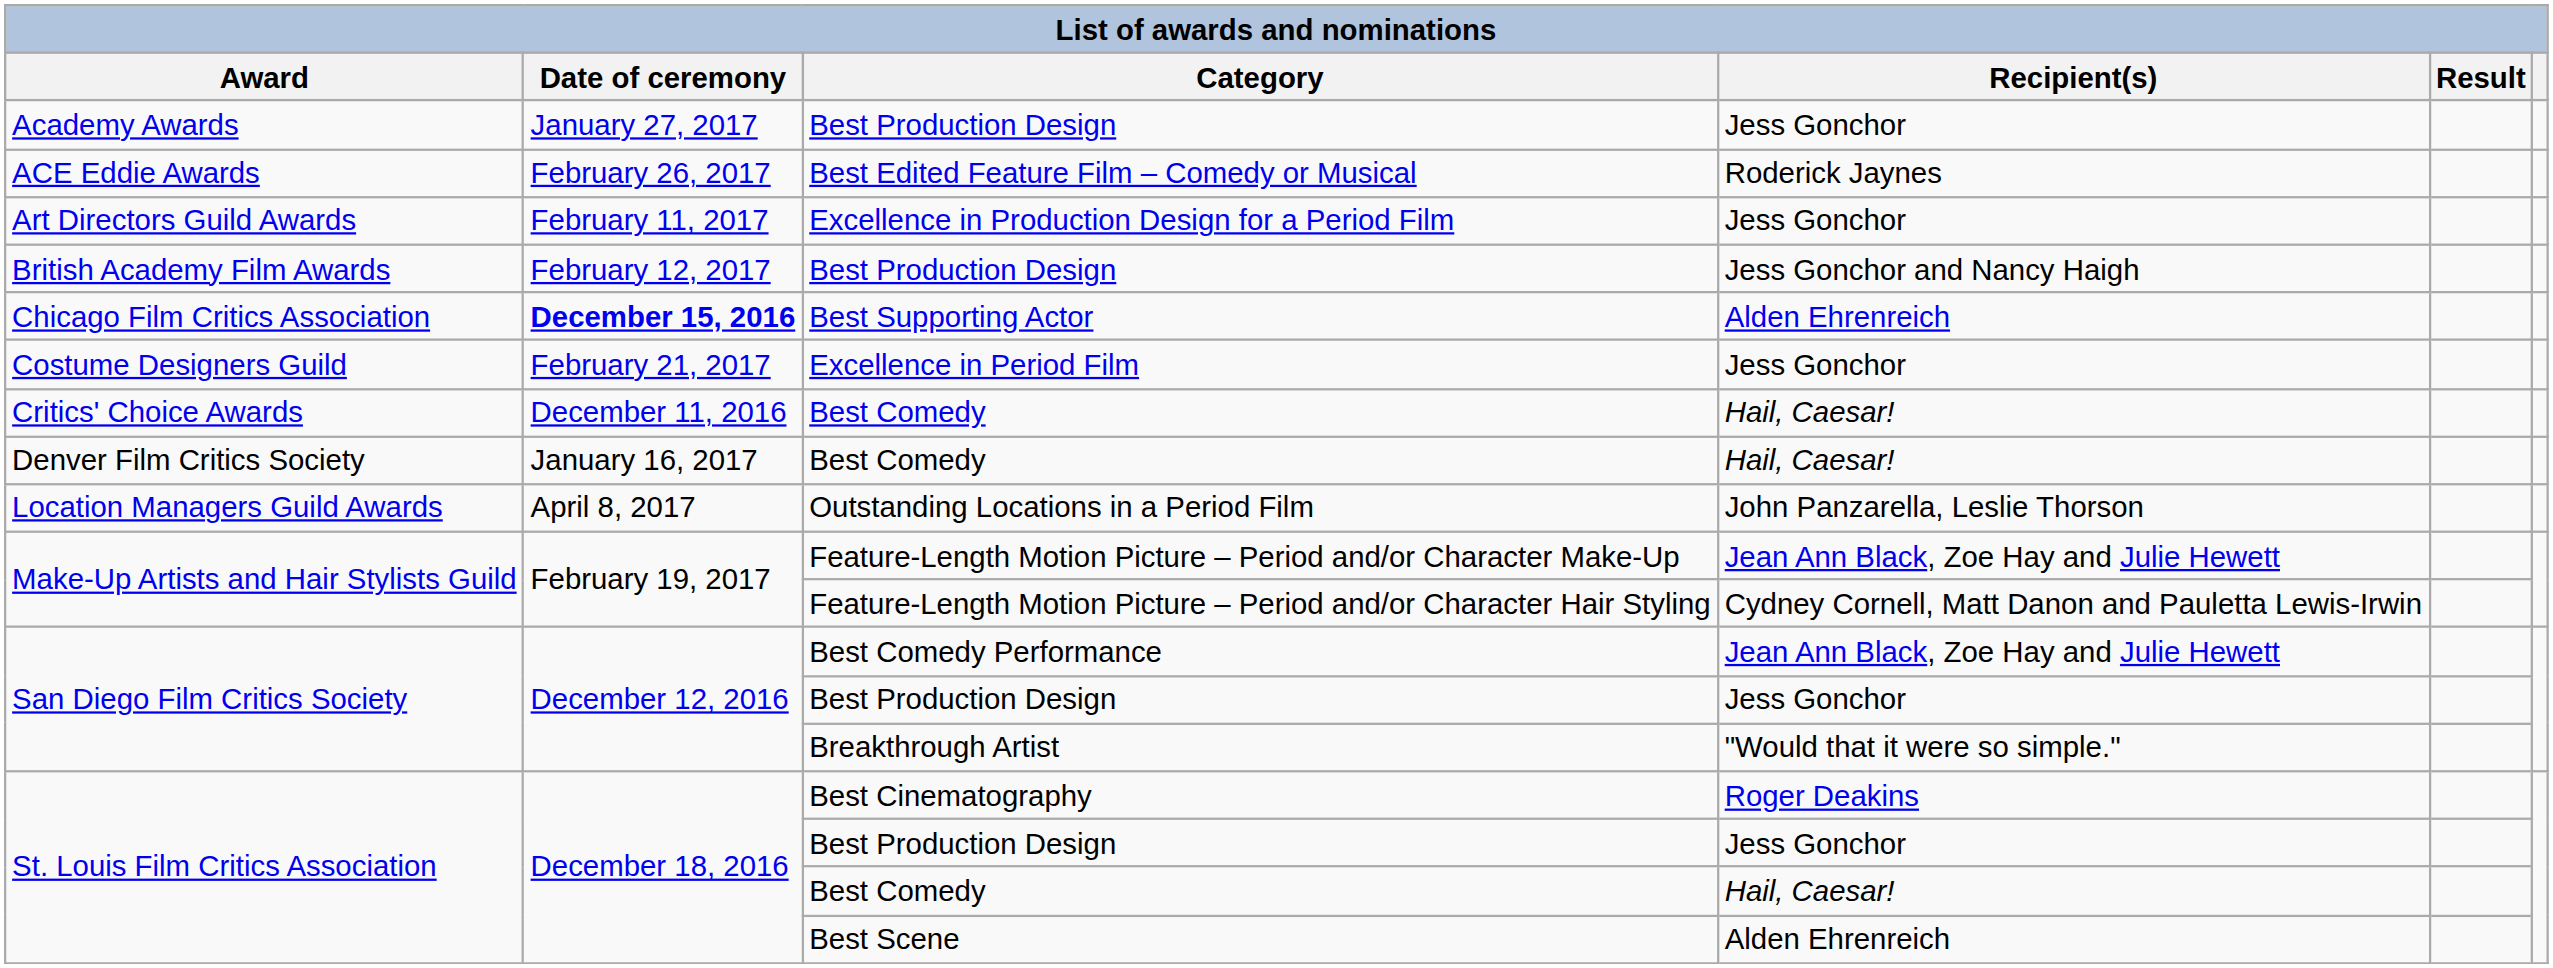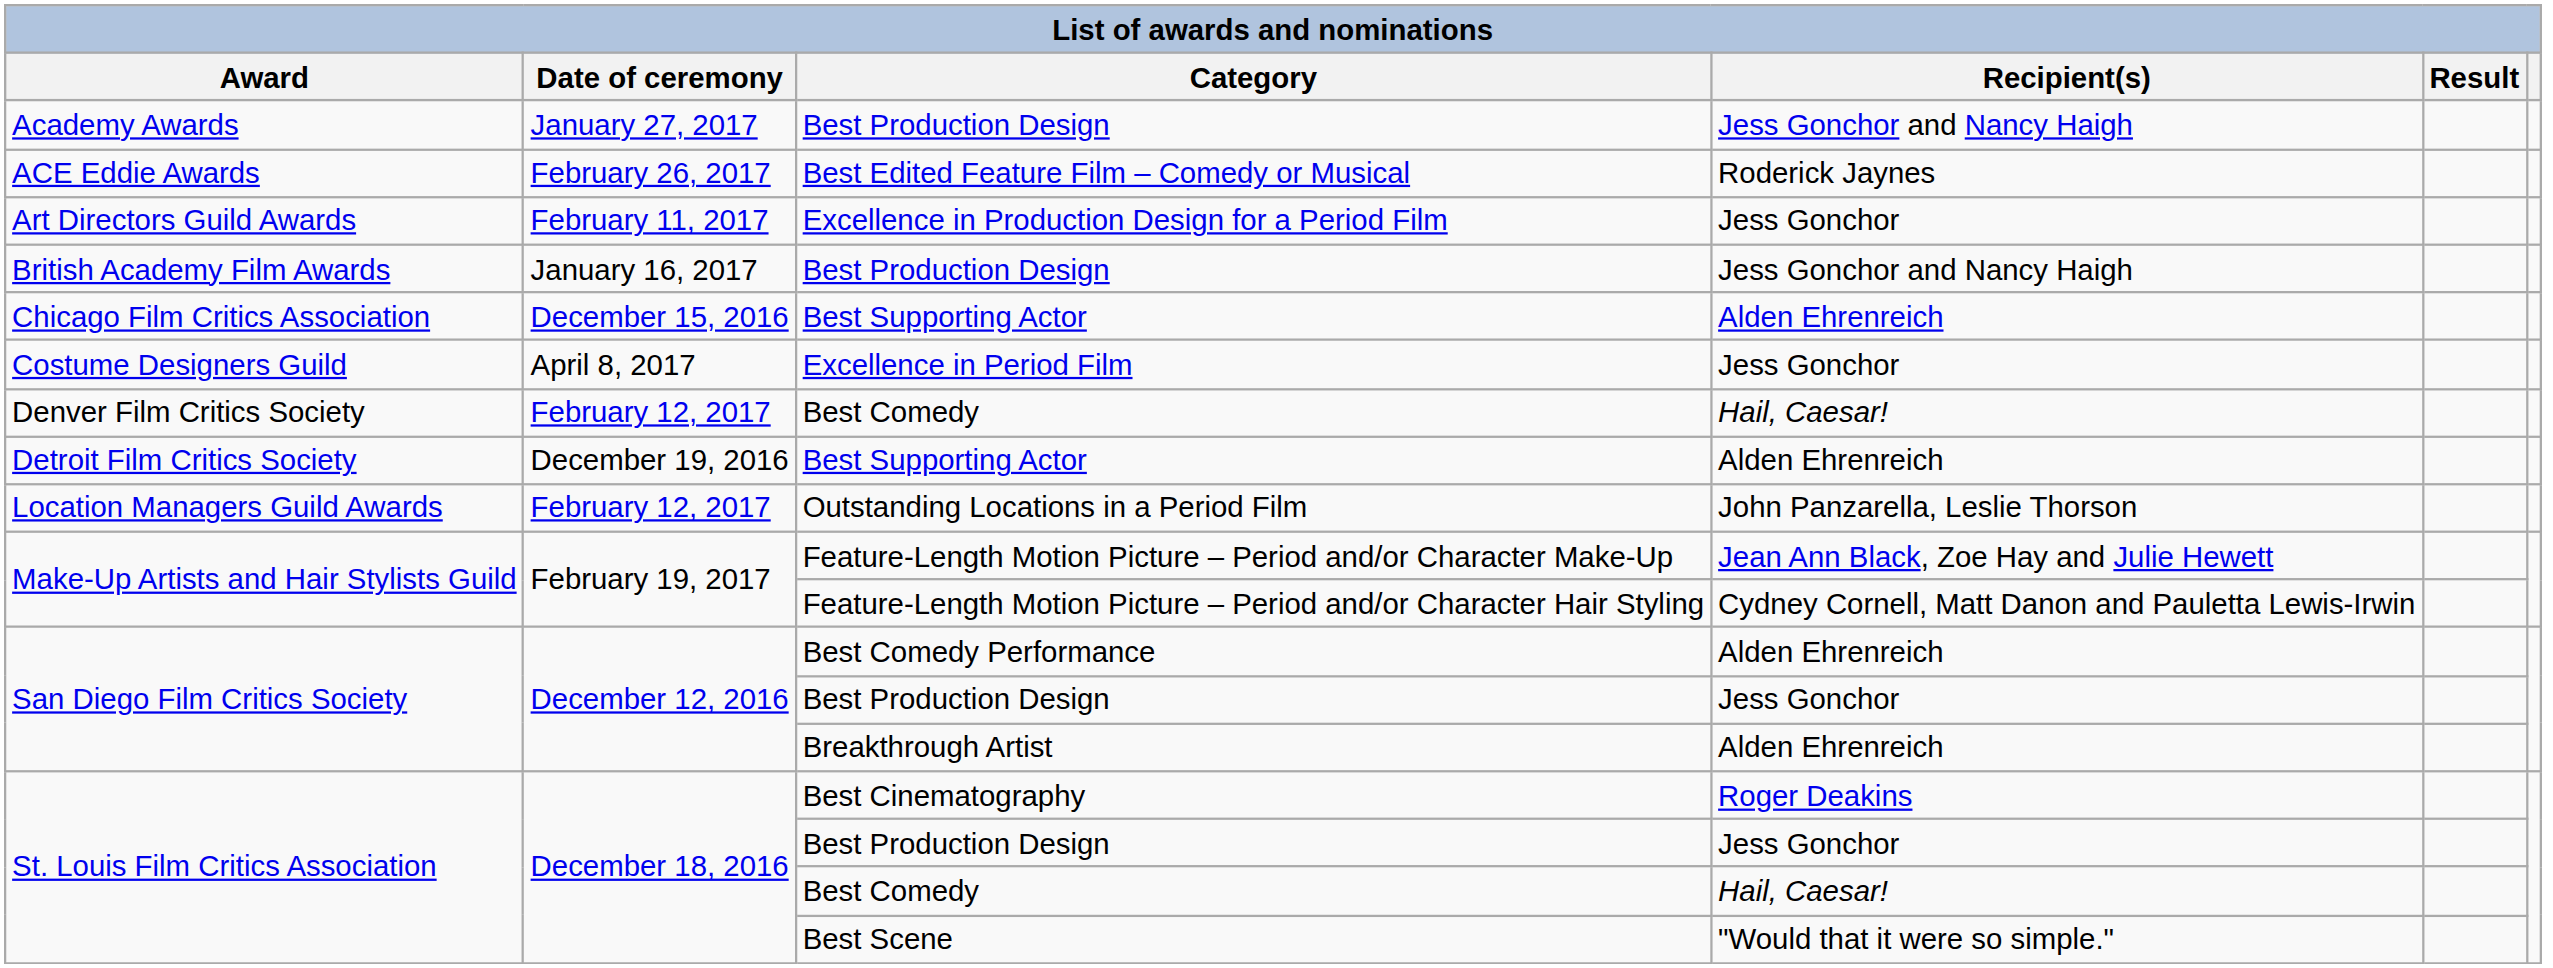(1815, 125) Jess Gonchor -> (1926, 125) Jess Gonchor and Nancy Haigh
(651, 268) February 12, 2017 -> (644, 268) January 16, 2017
(663, 316) bold -> (660, 316) normal
(651, 364) February 21, 2017 -> (613, 364) April 8, 2017
- row: (158, 412)
(644, 460) January 16, 2017 -> (651, 412) February 12, 2017
+ row: (184, 460)
(613, 508) April 8, 2017 -> (651, 508) February 12, 2017
(2002, 652) Jean Ann Black, Zoe Hay and Julie Hewett -> (1831, 652) Alden Ehrenreich
(1923, 747) "Would that it were so simple." -> (1831, 747) Alden Ehrenreich
(1837, 939) Alden Ehrenreich -> (1916, 939) "Would that it were so simple."
